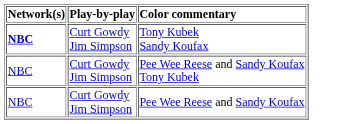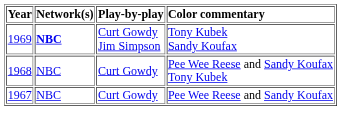+ column: (20, 14)
(101, 70) Curt Gowdy Jim Simpson -> (128, 70) Curt Gowdy
(101, 102) Curt Gowdy Jim Simpson -> (128, 95) Curt Gowdy
